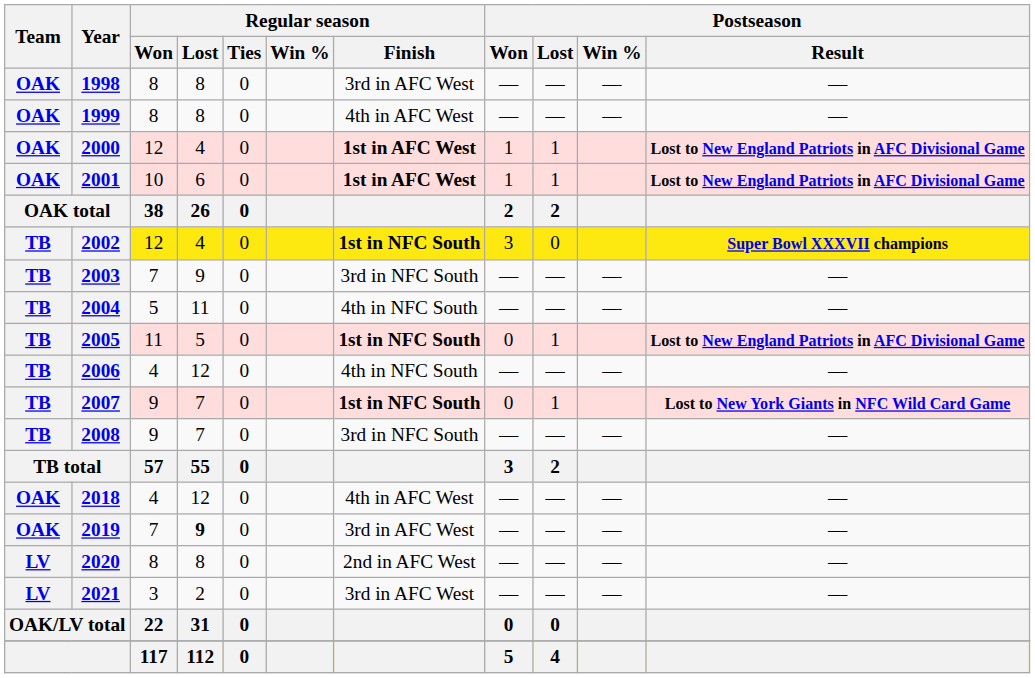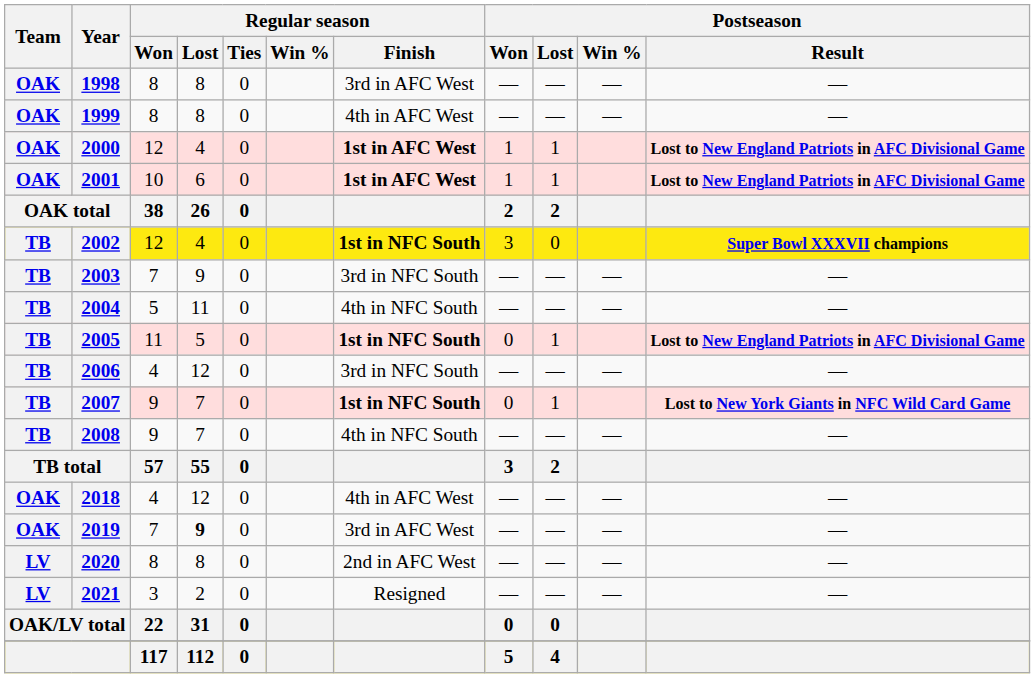(409, 370) 4th in NFC South -> (409, 370) 3rd in NFC South
(409, 434) 3rd in NFC South -> (409, 434) 4th in NFC South
(409, 593) 3rd in AFC West -> (409, 593) Resigned
